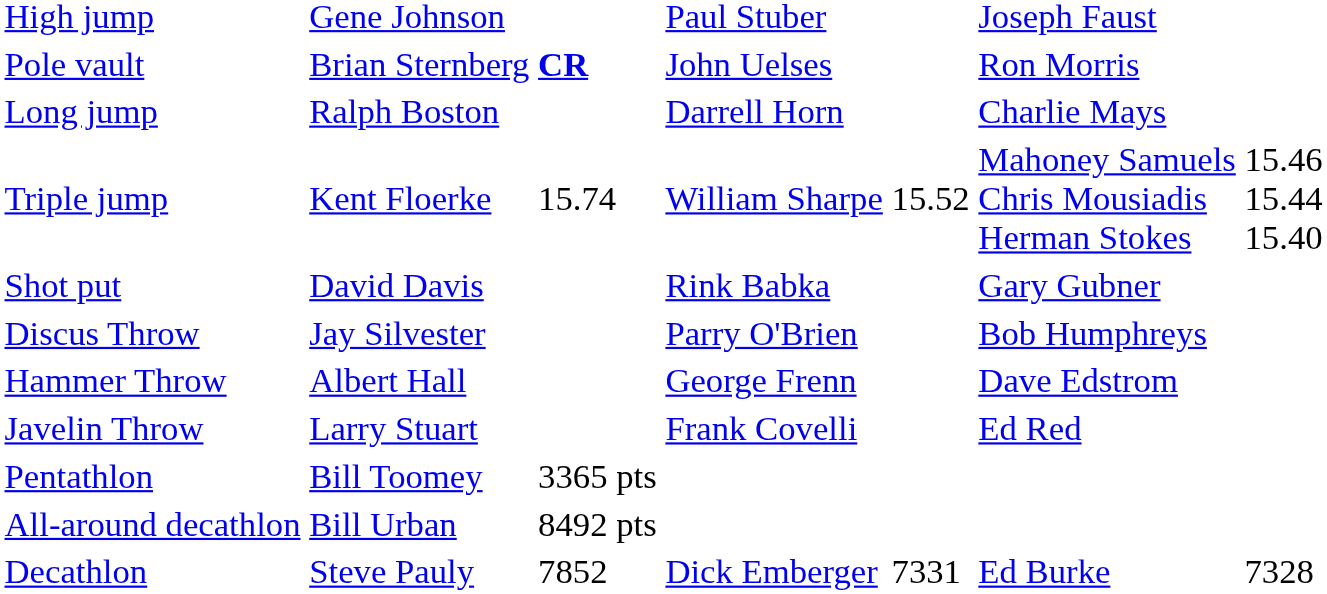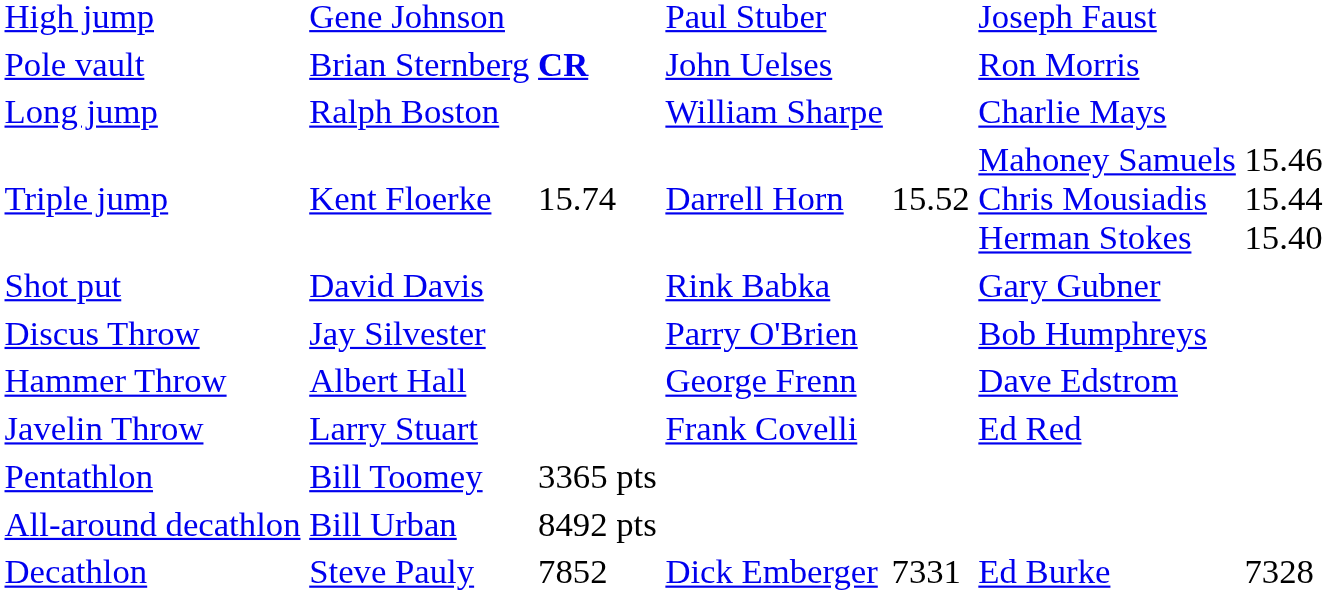(755, 111) Darrell Horn -> (774, 111) William Sharpe
(774, 198) William Sharpe -> (755, 198) Darrell Horn
